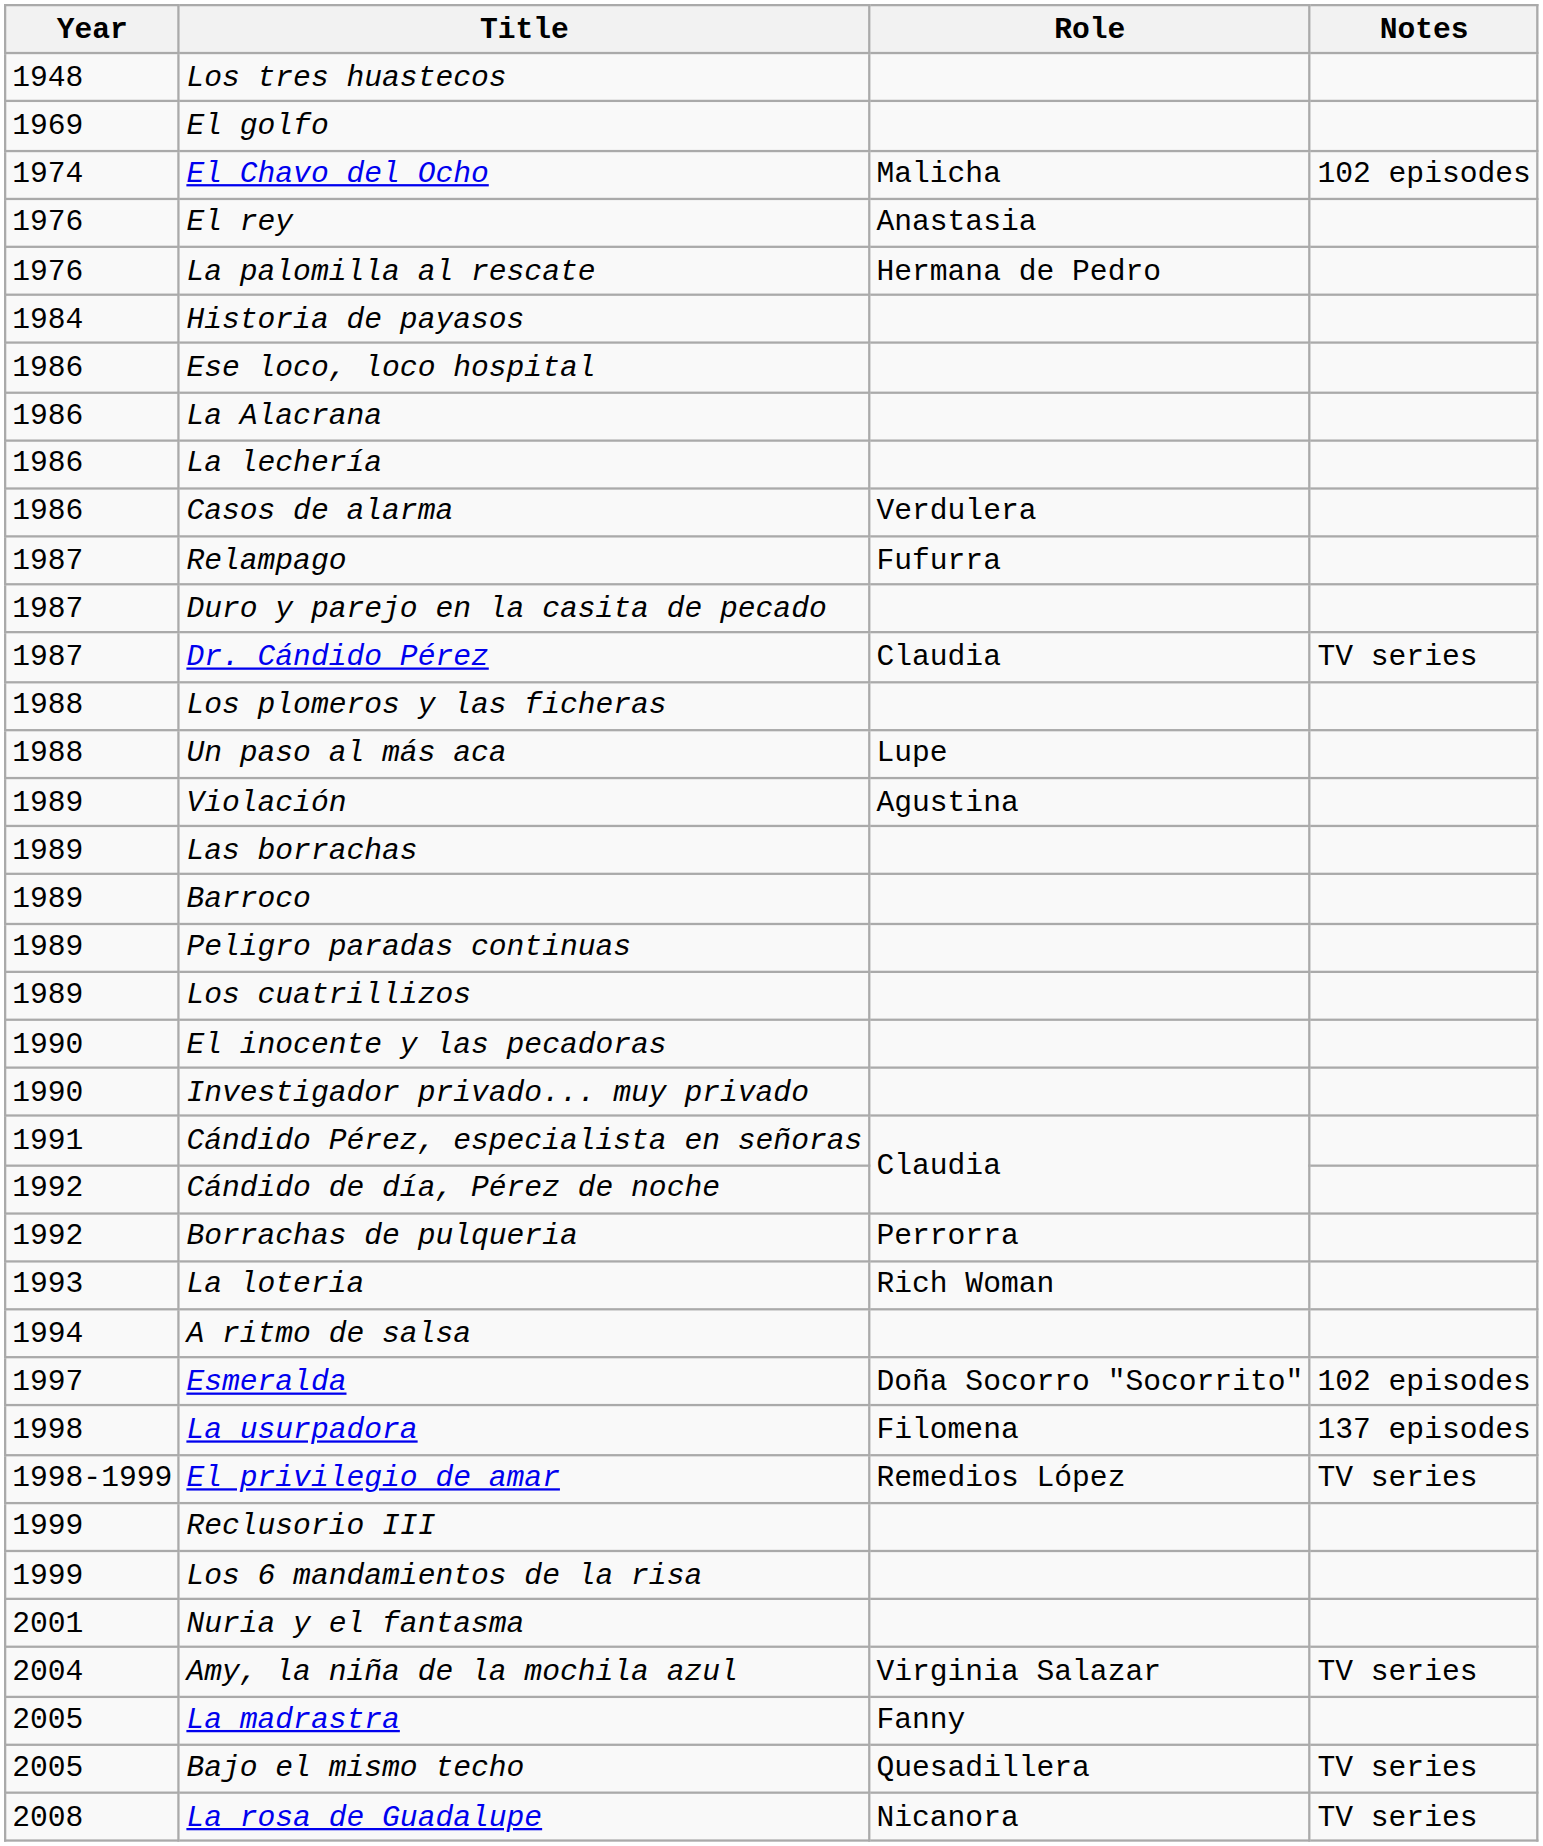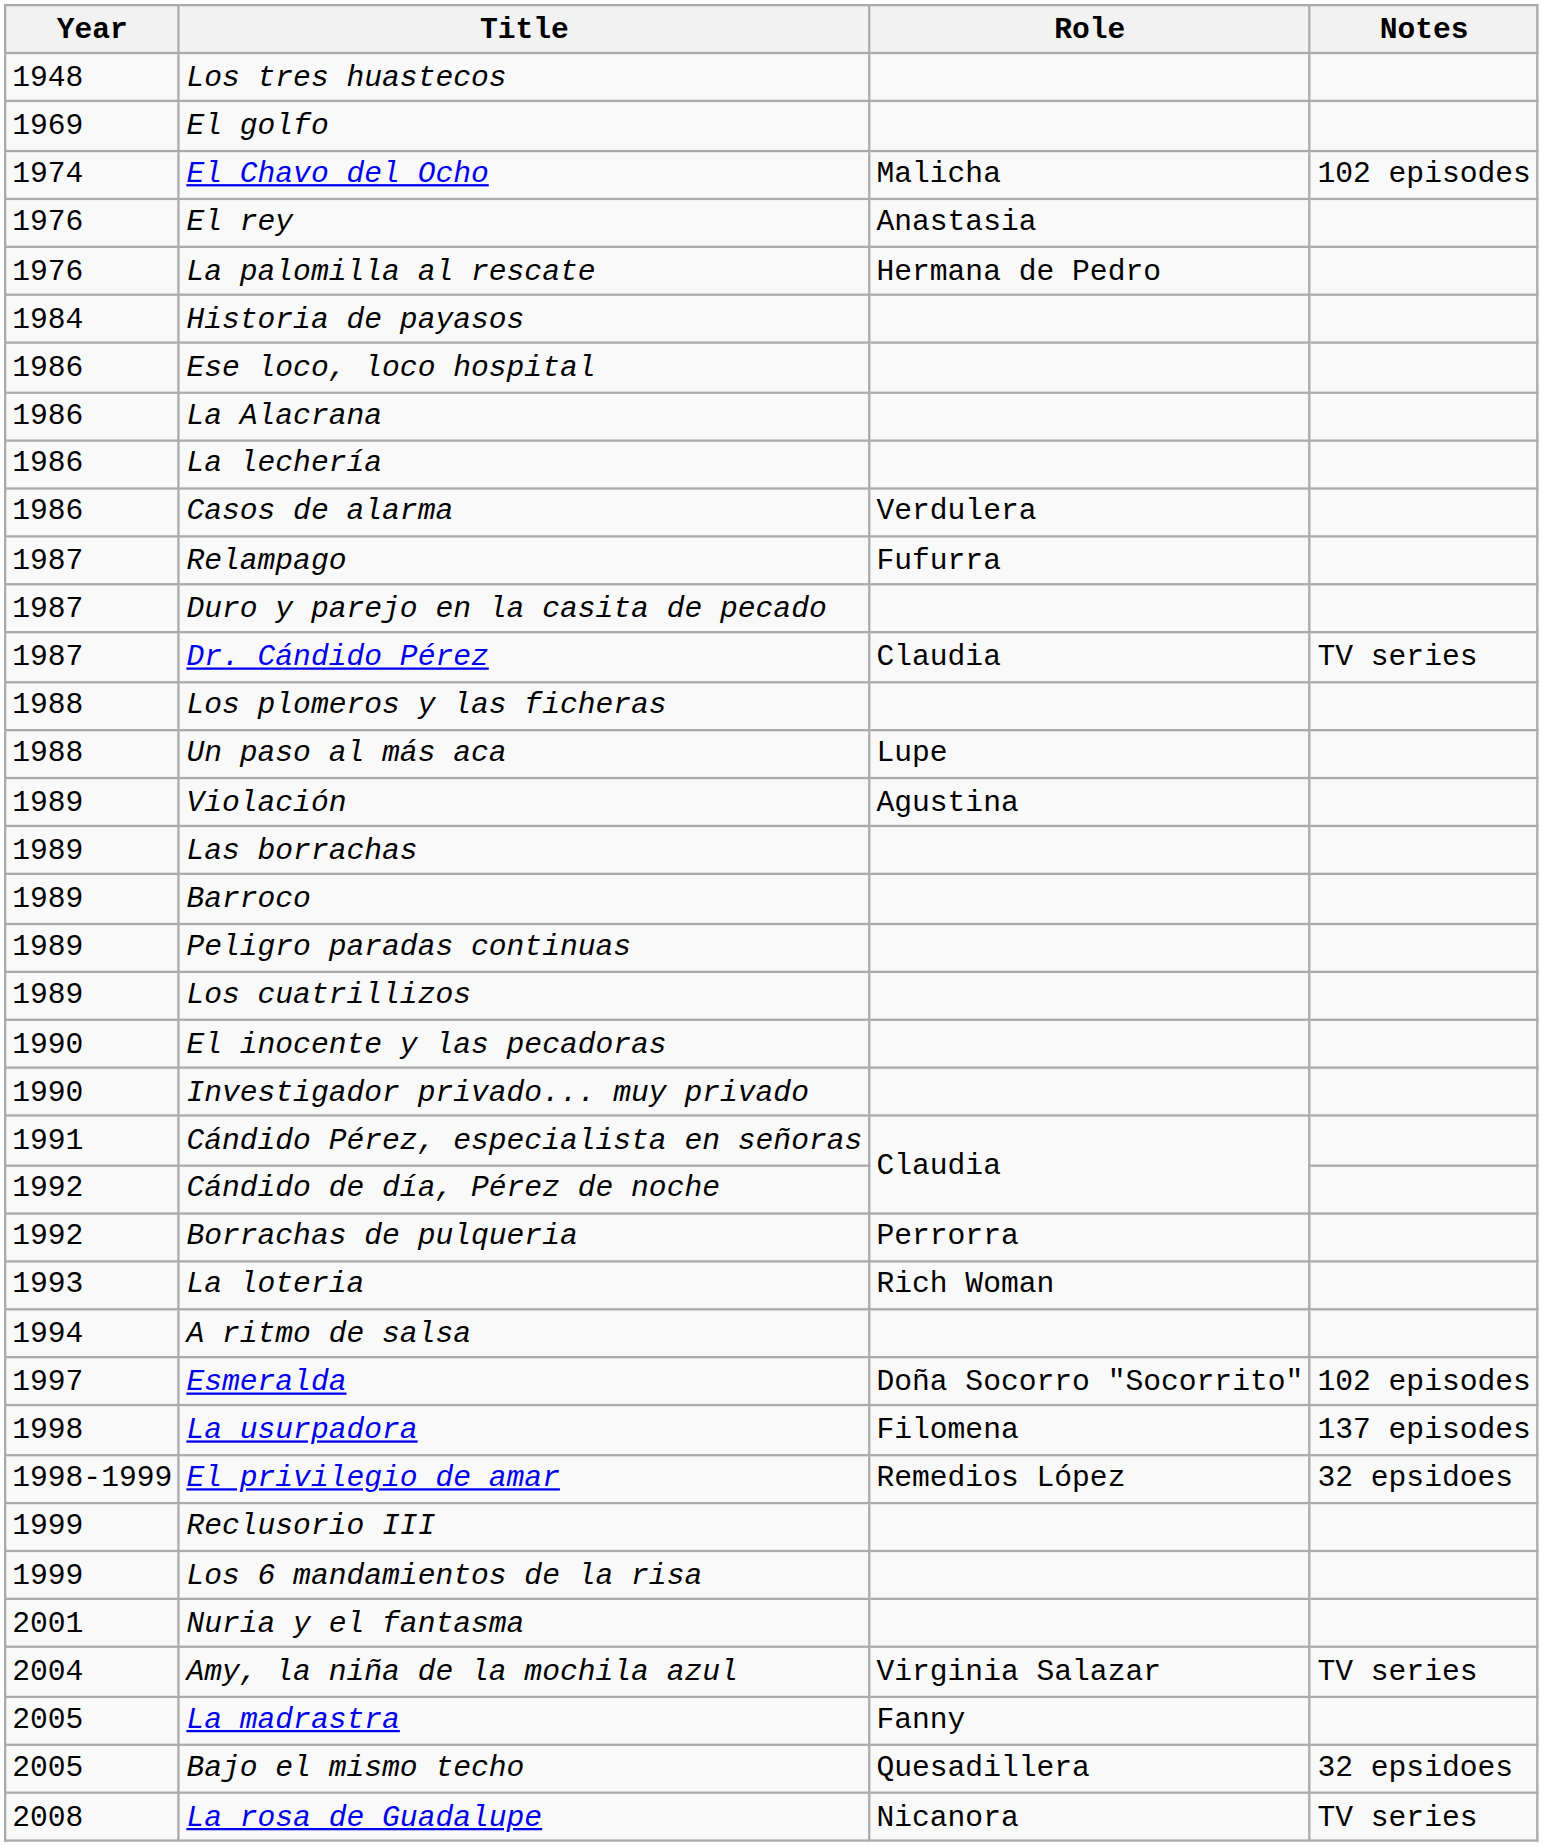(1397, 1479) TV series -> (1415, 1479) 32 epsidoes
(1397, 1768) TV series -> (1415, 1768) 32 epsidoes
